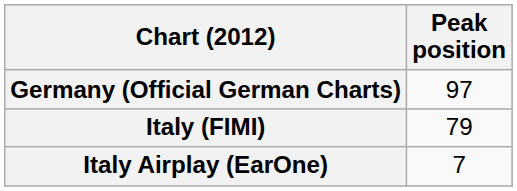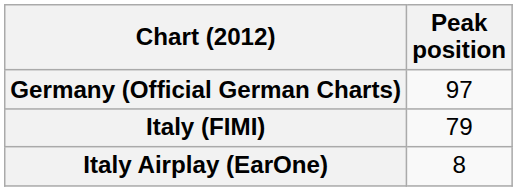(459, 165) 7 -> (459, 165) 8
